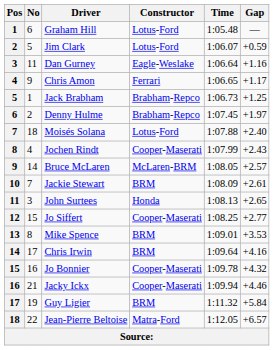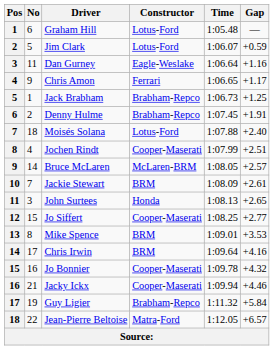(255, 115) +1.97 -> (255, 115) +1.91
(255, 149) +2.43 -> (255, 149) +2.51
(144, 302) BRM -> (166, 302) Brabham-Repco
